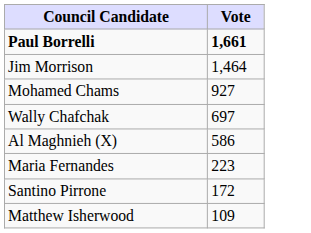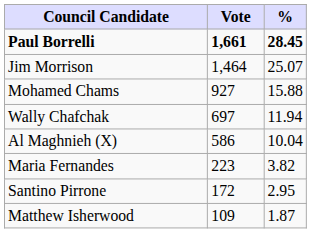+ column: (285, 16)
